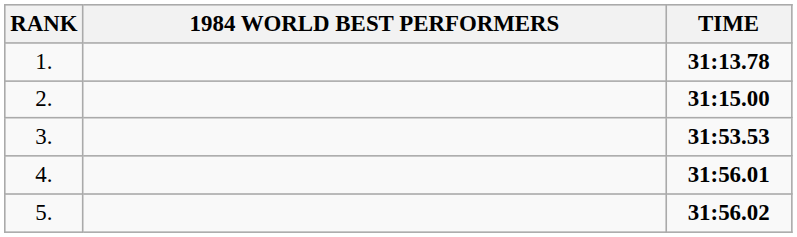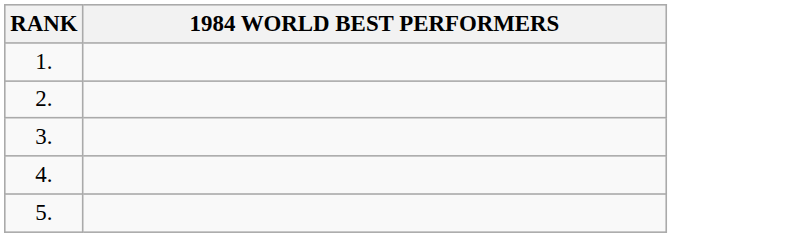- column: (729, 23)
